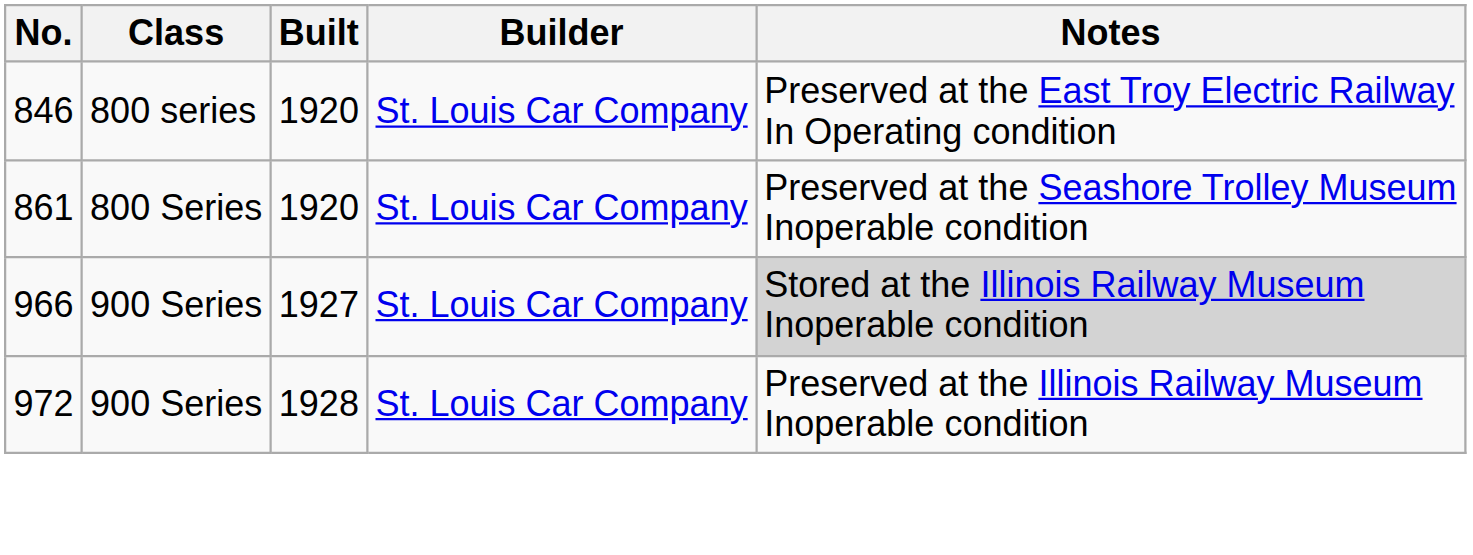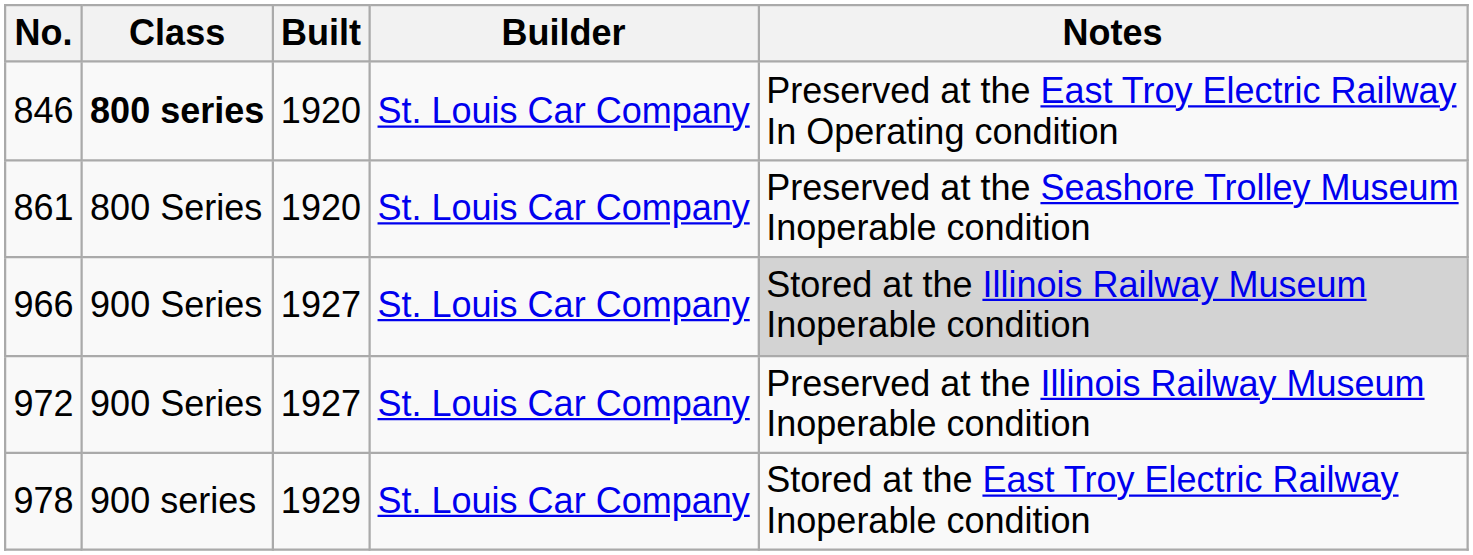(173, 110) normal -> (177, 110) bold
(319, 403) 1928 -> (321, 403) 1927
+ row: (43, 500)
